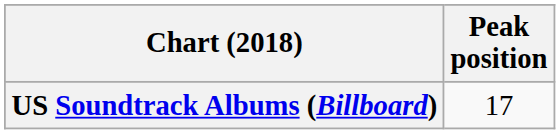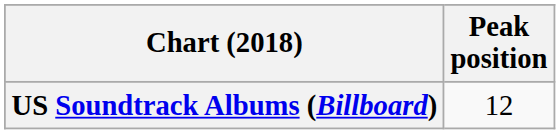(499, 104) 17 -> (499, 104) 12
